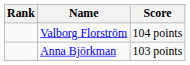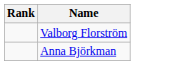- column: (157, 13)
